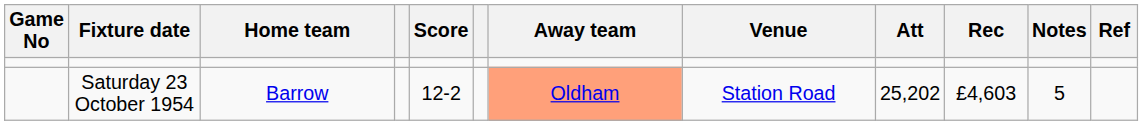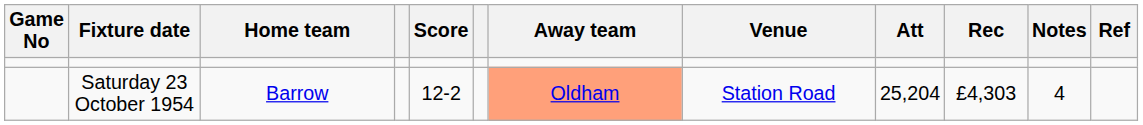(910, 93) 25,202 -> (910, 93) 25,204
(986, 93) £4,603 -> (986, 93) £4,303
(1059, 93) 5 -> (1059, 93) 4
